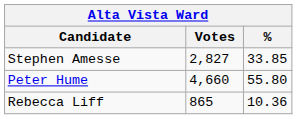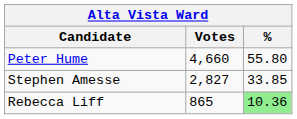rows swapped: (48, 81) <-> (64, 59)
(267, 103) no background -> (267, 103) lightgreen background
